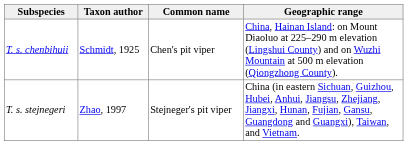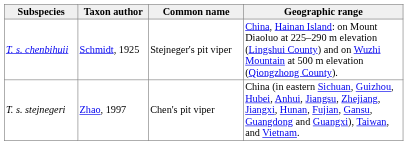(182, 49) Chen's pit viper -> (191, 49) Stejneger's pit viper
(191, 110) Stejneger's pit viper -> (182, 110) Chen's pit viper
